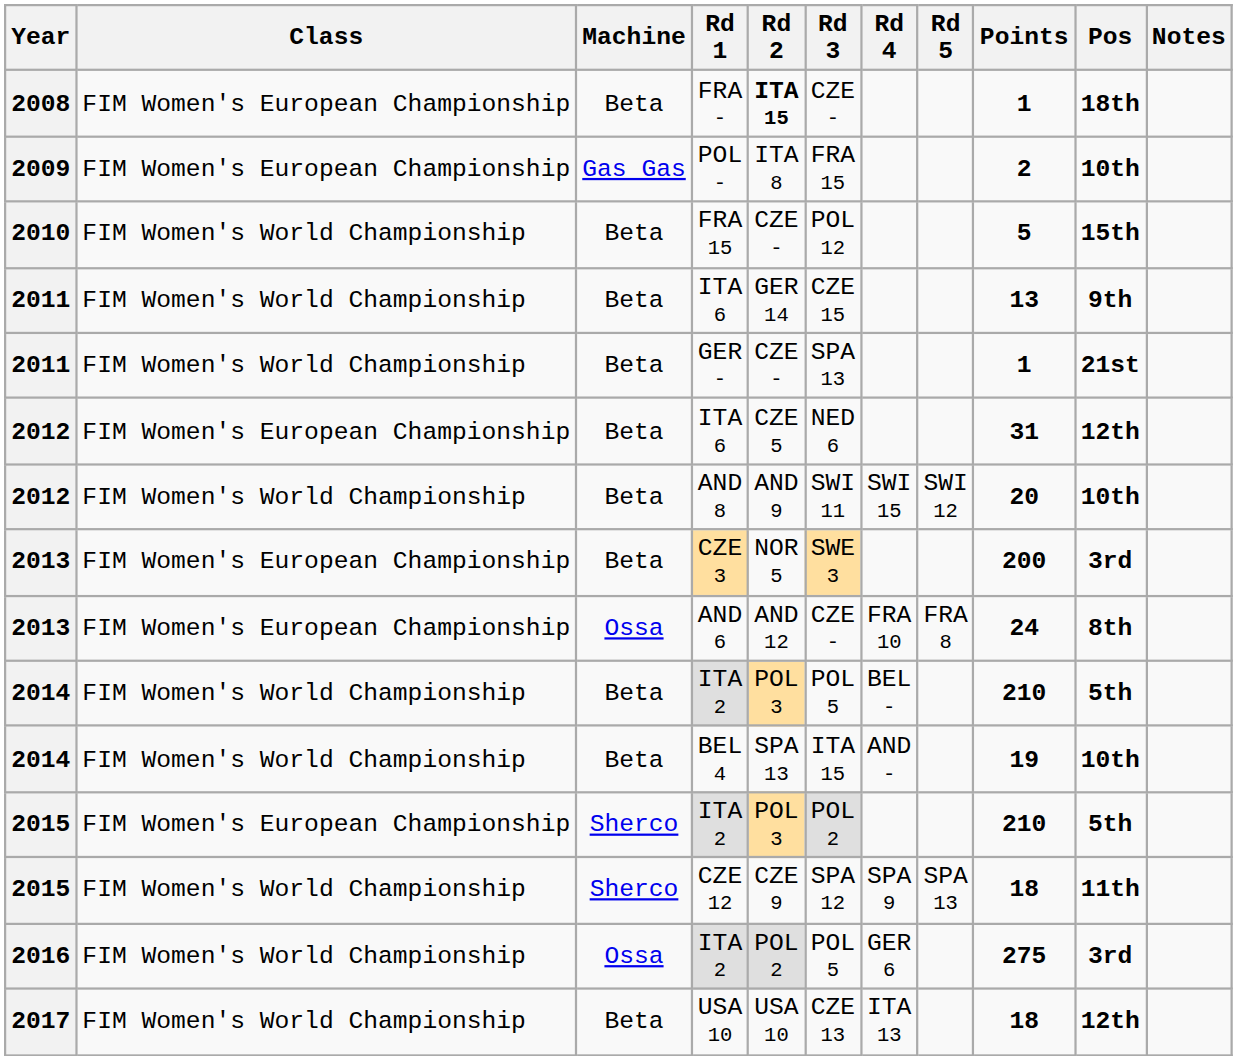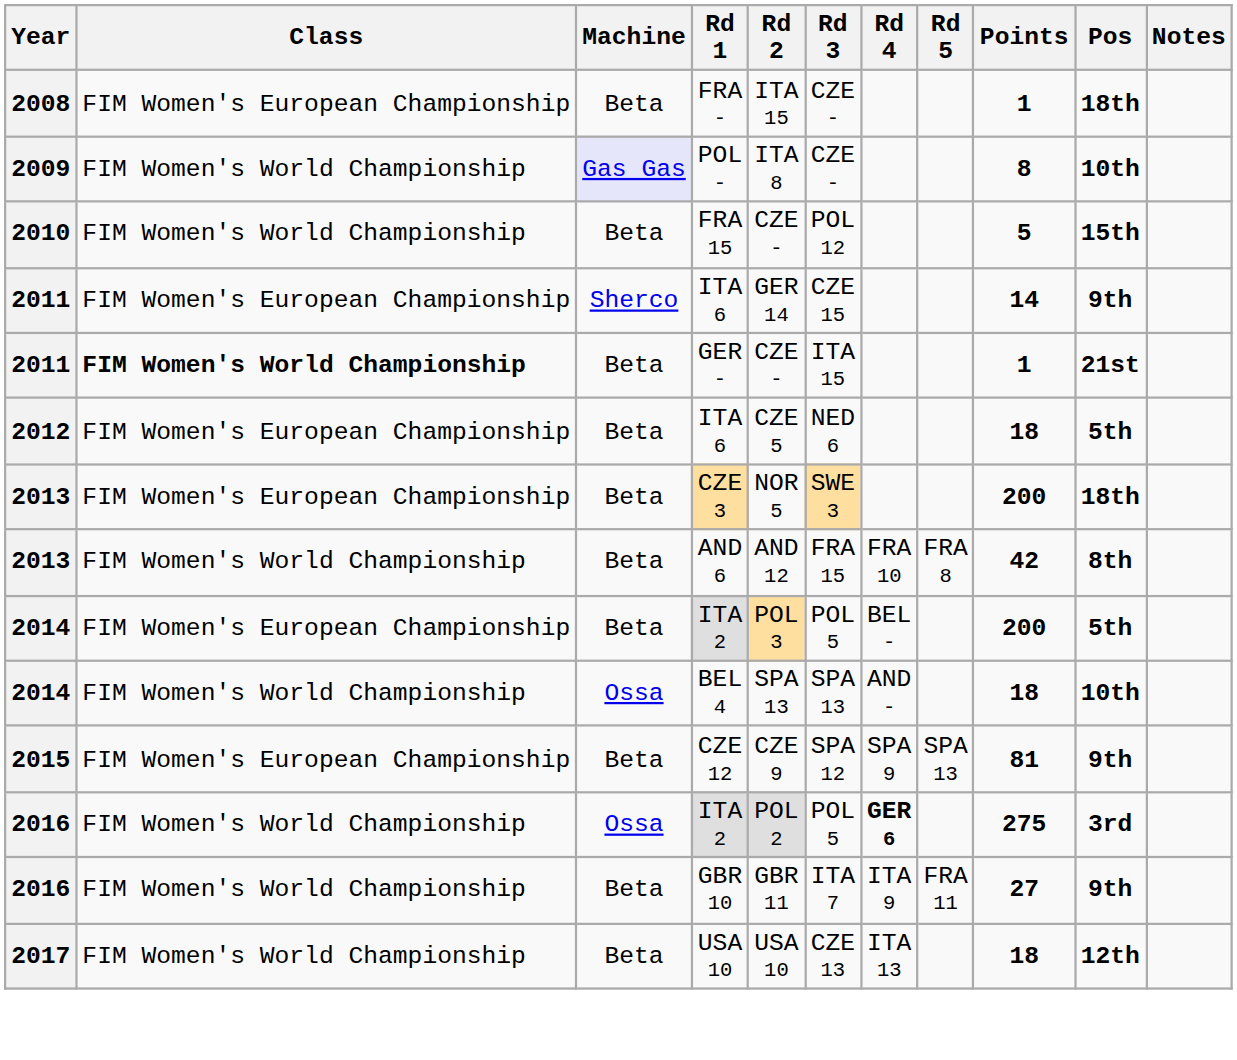(776, 104) bold -> (776, 104) normal
(326, 169) FIM Women's European Championship -> (304, 169) FIM Women's World Championship
(634, 169) no background -> (634, 169) lavender background
(833, 169) FRA 15 -> (833, 169) CZE -
(1024, 169) 2 -> (1024, 169) 8
(304, 300) FIM Women's World Championship -> (326, 300) FIM Women's European Championship
(634, 300) Beta -> (634, 300) Sherco
(1024, 300) 13 -> (1024, 300) 14
(304, 366) normal -> (304, 366) bold
(833, 366) SPA 13 -> (833, 366) ITA 15
(1024, 431) 31 -> (1024, 431) 18
(1110, 431) 12th -> (1110, 431) 5th
- row: (41, 497)
(1110, 563) 3rd -> (1110, 497) 18th
(326, 628) FIM Women's European Championship -> (304, 563) FIM Women's World Championship
(634, 628) Ossa -> (634, 563) Beta
(833, 628) CZE - -> (833, 563) FRA 15
(1024, 628) 24 -> (1024, 563) 42
(304, 694) FIM Women's World Championship -> (326, 628) FIM Women's European Championship
(1024, 694) 210 -> (1024, 628) 200
(634, 759) Beta -> (634, 694) Ossa
(833, 759) ITA 15 -> (833, 694) SPA 13
(1024, 759) 19 -> (1024, 694) 18
- row: (41, 825)
(304, 890) FIM Women's World Championship -> (326, 759) FIM Women's European Championship
(634, 890) Sherco -> (634, 759) Beta
(1024, 890) 18 -> (1024, 759) 81
(1110, 890) 11th -> (1110, 759) 9th
(889, 956) normal -> (889, 825) bold
+ row: (41, 890)
